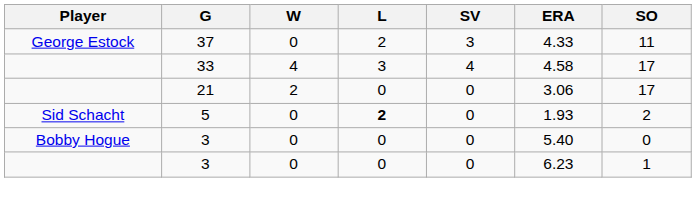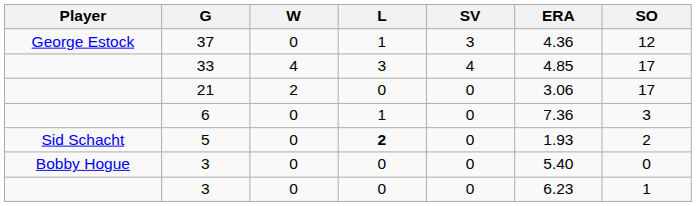(382, 41) 2 -> (382, 41) 1
(558, 41) 4.33 -> (558, 41) 4.36
(647, 41) 11 -> (647, 41) 12
(558, 66) 4.58 -> (558, 66) 4.85
+ row: (83, 115)
